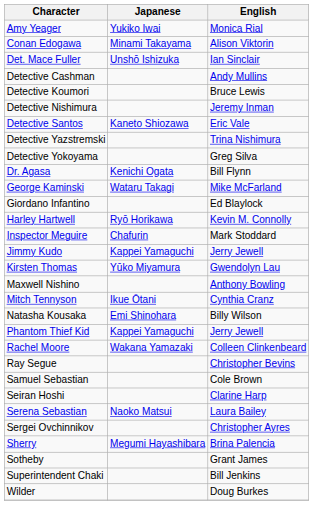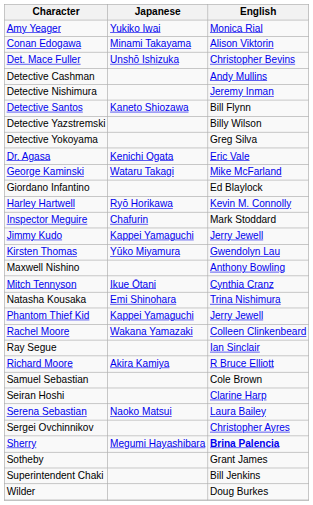(235, 60) Ian Sinclair -> (253, 60) Christopher Bevins
- row: (48, 92)
(230, 124) Eric Vale -> (230, 108) Bill Flynn
(245, 140) Trina Nishimura -> (236, 124) Billy Wilson
(230, 172) Bill Flynn -> (230, 156) Eric Vale
(236, 316) Billy Wilson -> (245, 300) Trina Nishimura
(253, 364) Christopher Bevins -> (235, 348) Ian Sinclair
+ row: (40, 364)
(242, 444) normal -> (245, 444) bold
